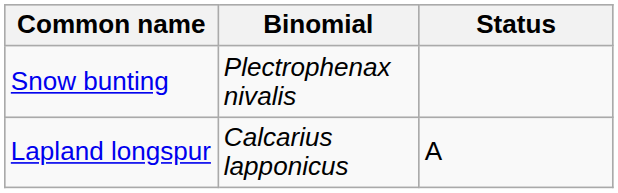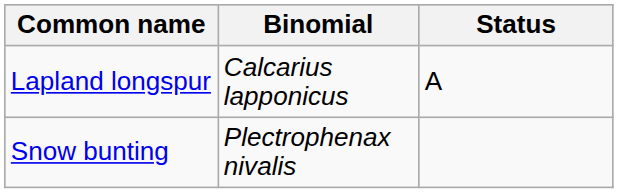rows swapped: (111, 151) <-> (90, 81)
